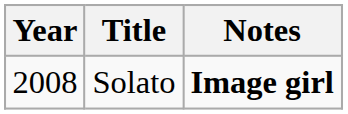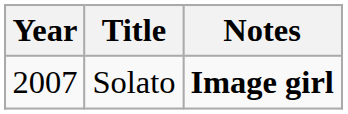(45, 81) 2008 -> (45, 81) 2007
